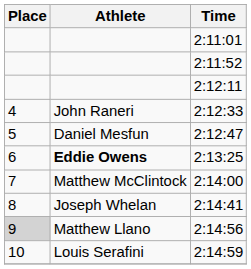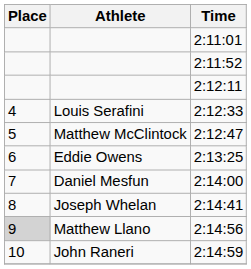(94, 110) John Raneri -> (99, 110) Louis Serafini
(101, 134) Daniel Mesfun -> (120, 134) Matthew McClintock
(100, 157) bold -> (98, 157) normal
(120, 181) Matthew McClintock -> (101, 181) Daniel Mesfun
(99, 252) Louis Serafini -> (94, 252) John Raneri
